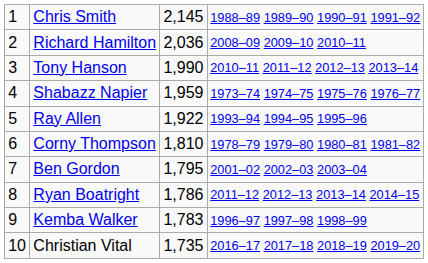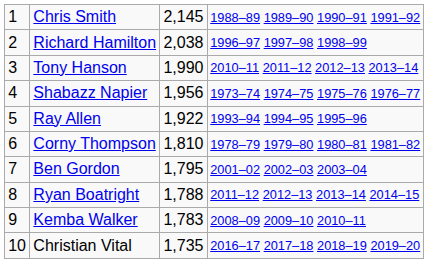(183, 42) 2,036 -> (183, 42) 2,038
(288, 43) 2008–09 2009–10 2010–11 -> (289, 43) 1996–97 1997–98 1998–99
(183, 93) 1,959 -> (183, 93) 1,956
(183, 194) 1,786 -> (183, 194) 1,788
(289, 220) 1996–97 1997–98 1998–99 -> (288, 220) 2008–09 2009–10 2010–11
